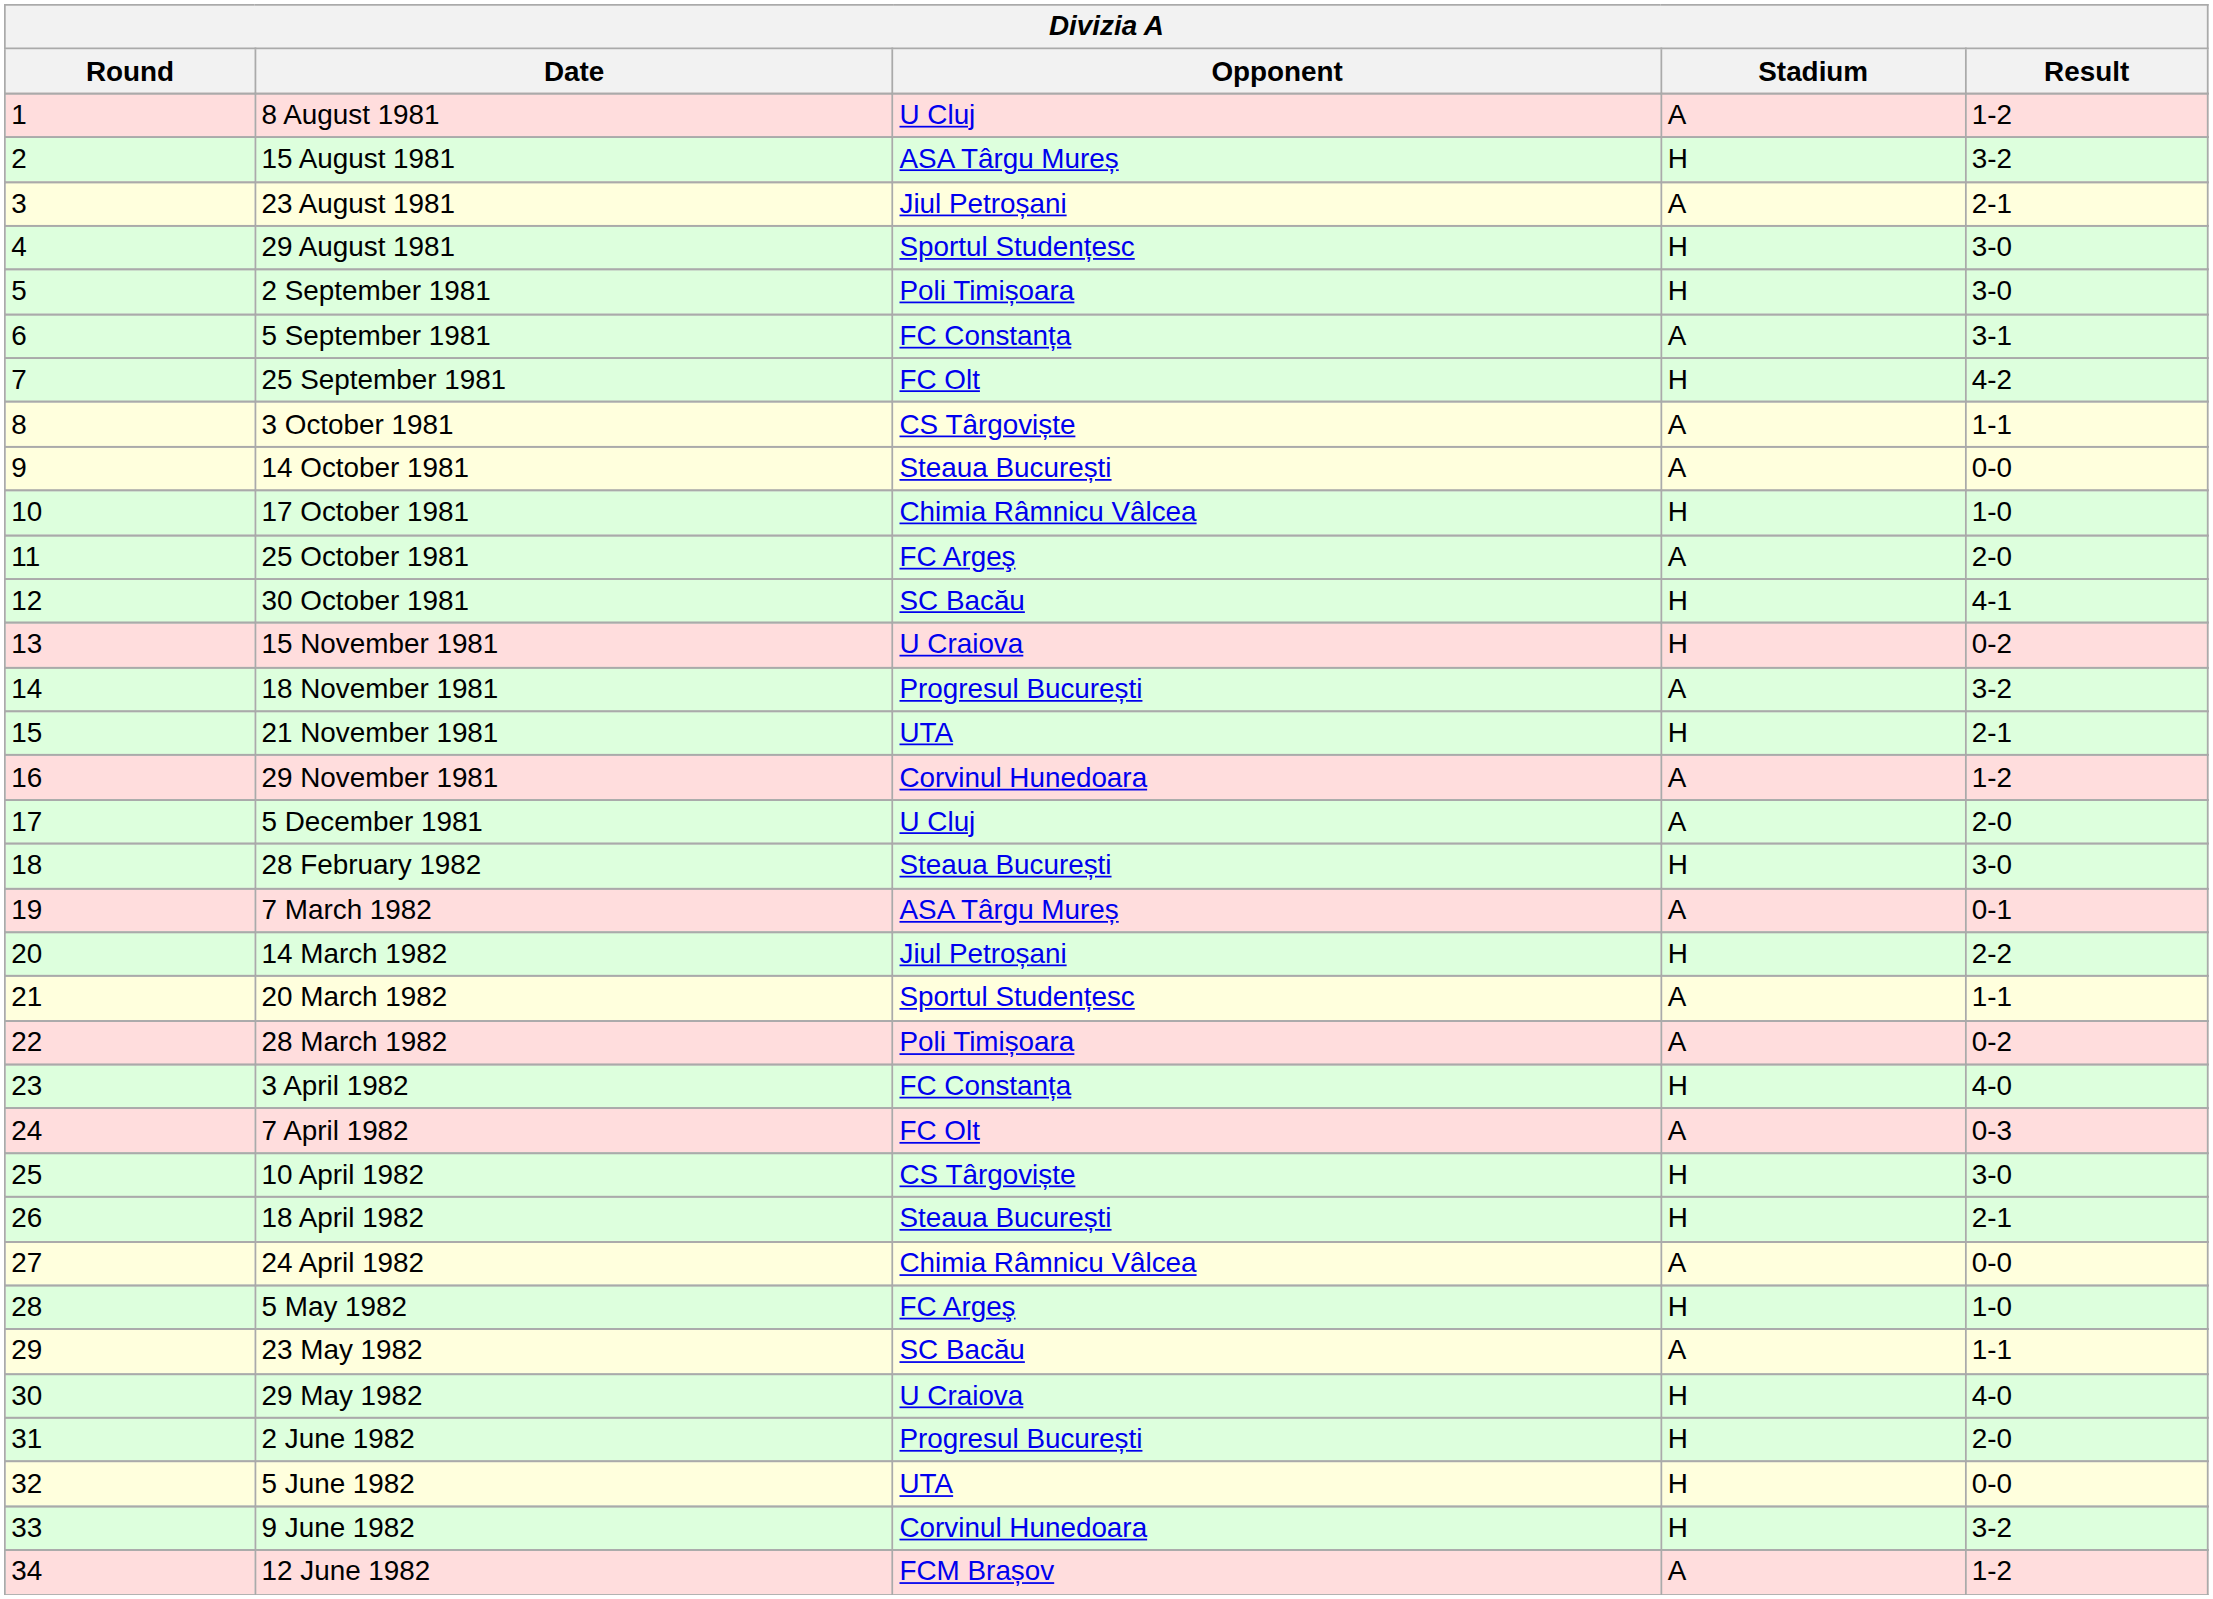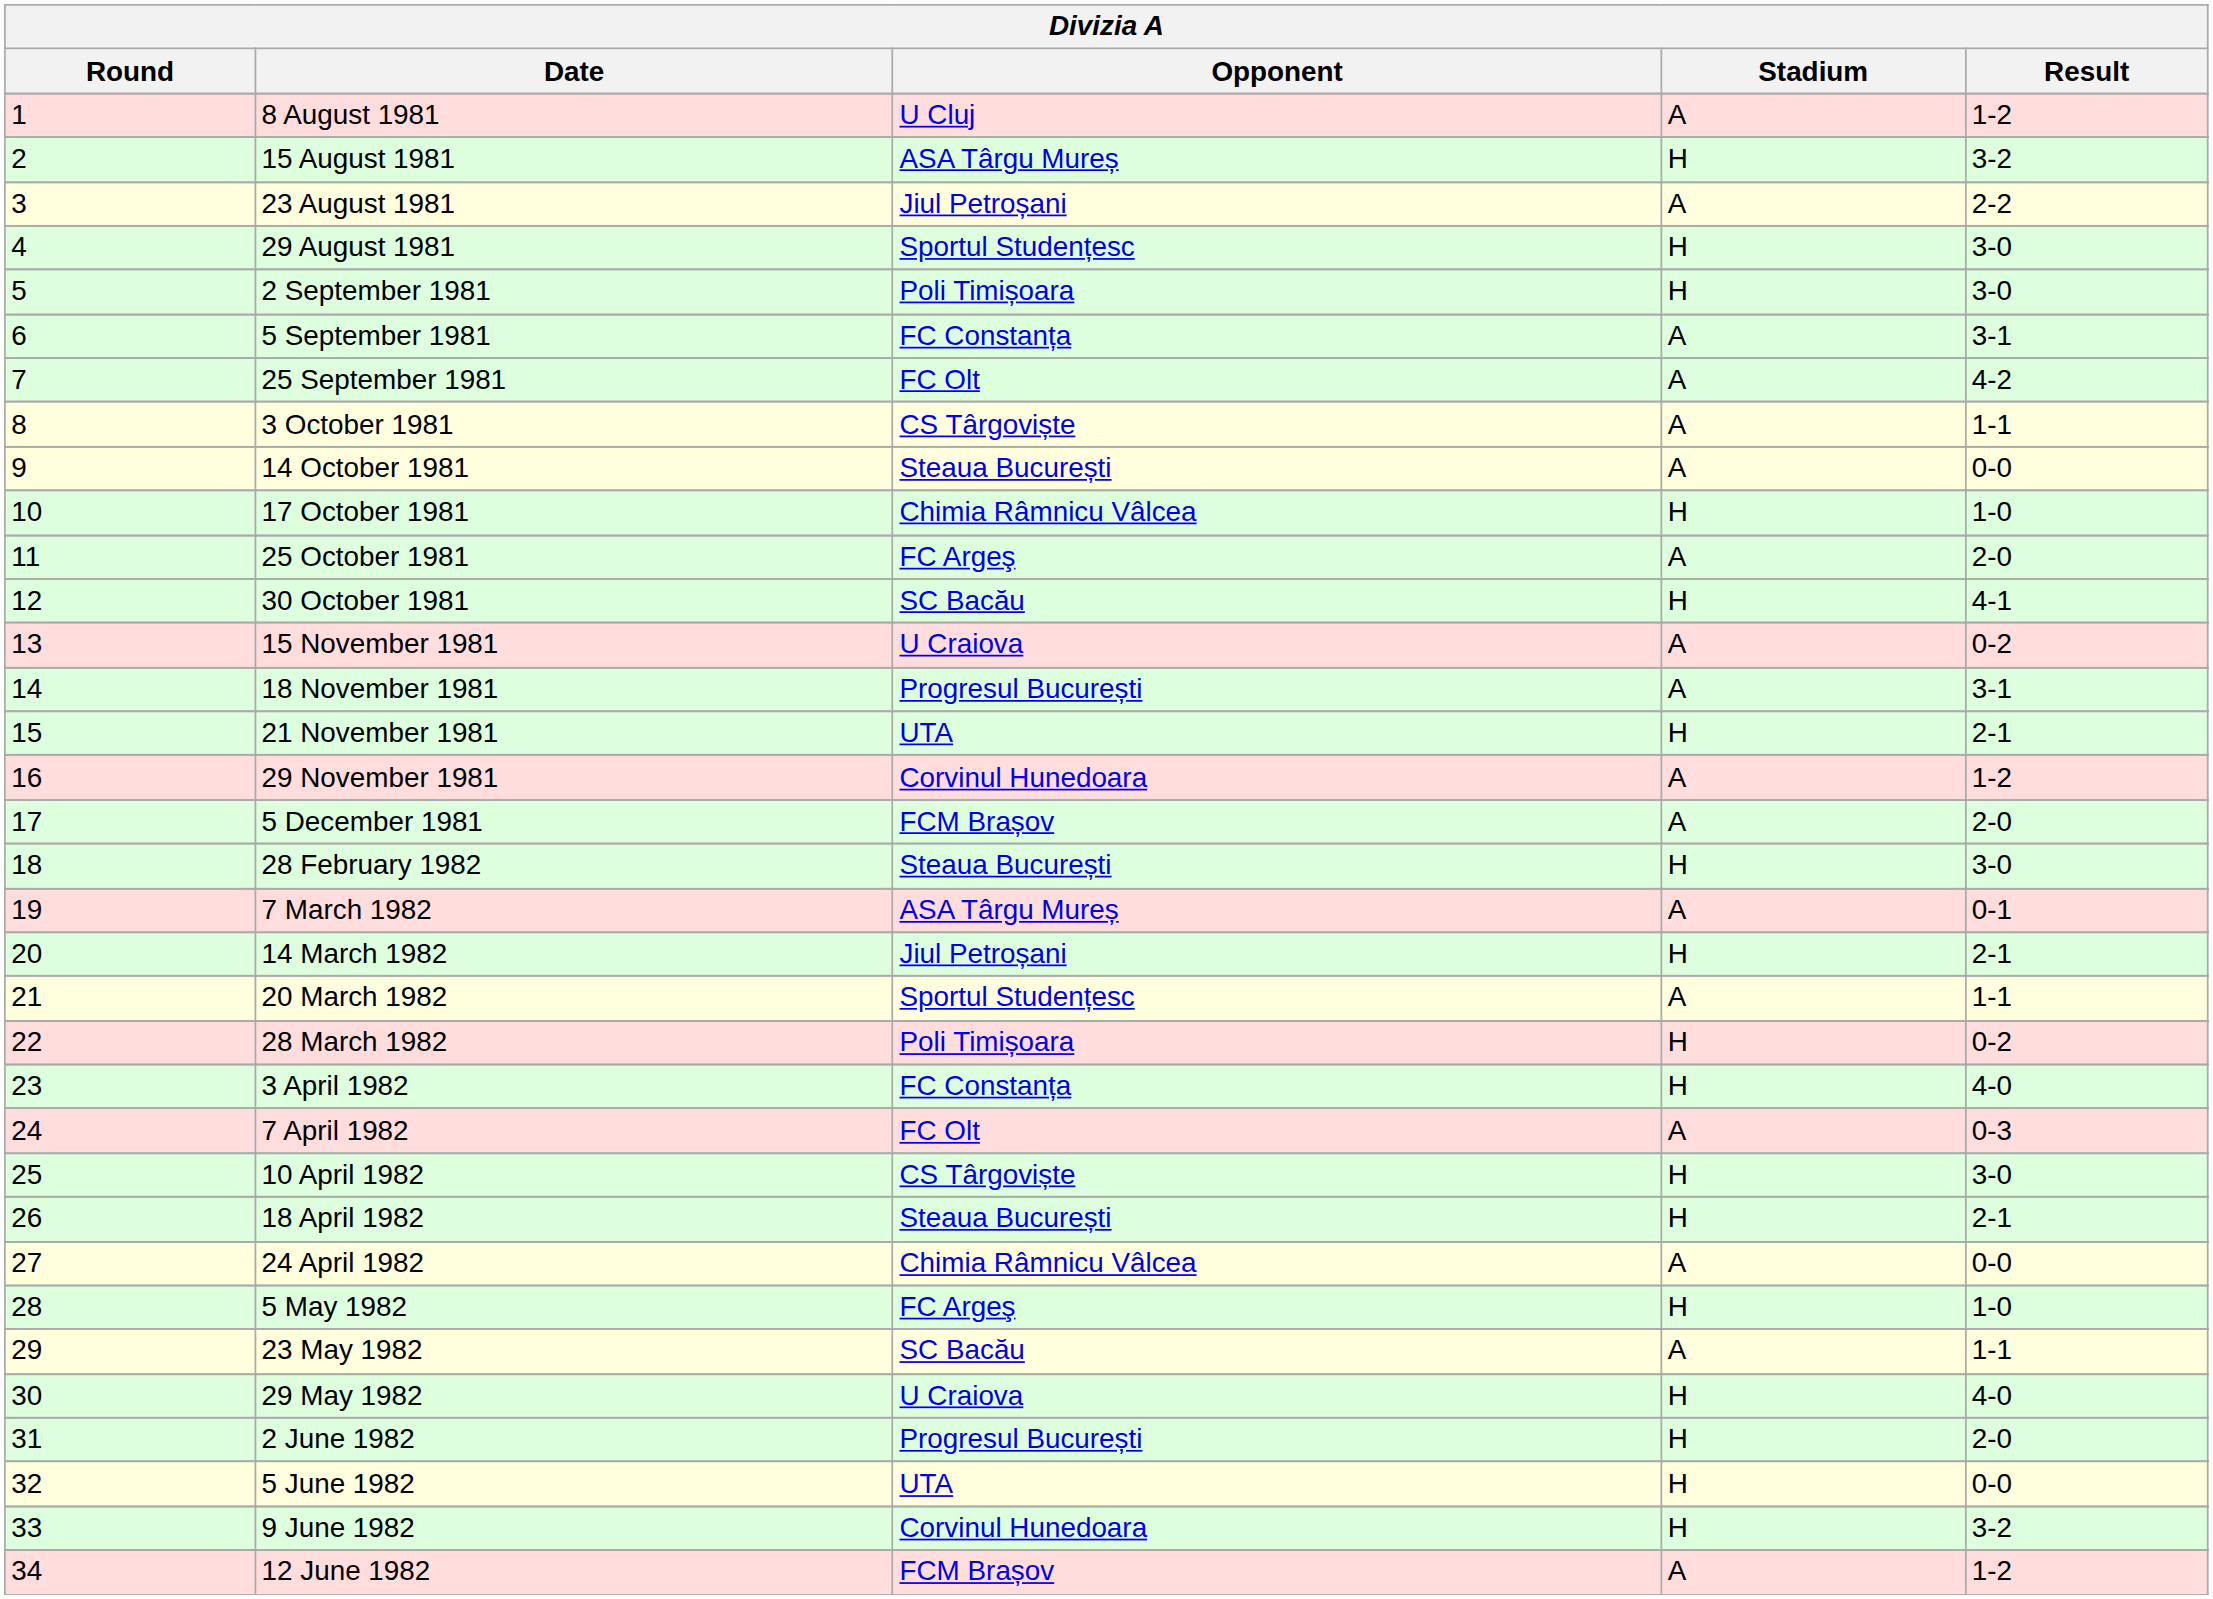(1992, 203) 2-1 -> (1992, 203) 2-2
(1678, 379) H -> (1677, 379) A
(1678, 644) H -> (1677, 644) A
(1992, 688) 3-2 -> (1992, 688) 3-1
(937, 821) U Cluj -> (977, 821) FCM Brașov
(1992, 953) 2-2 -> (1992, 953) 2-1
(1677, 1042) A -> (1678, 1042) H
